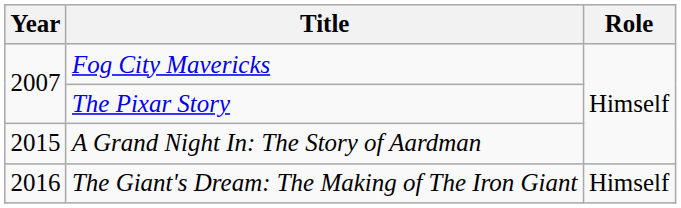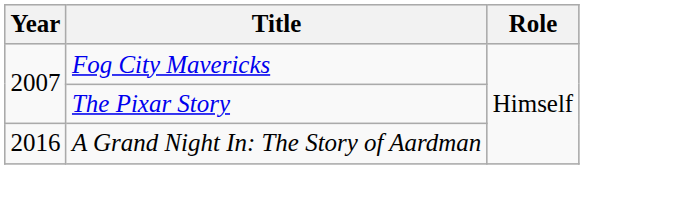(35, 143) 2015 -> (35, 143) 2016
- row: (325, 182)
